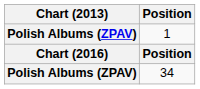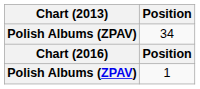rows swapped: (167, 34) <-> (167, 73)
